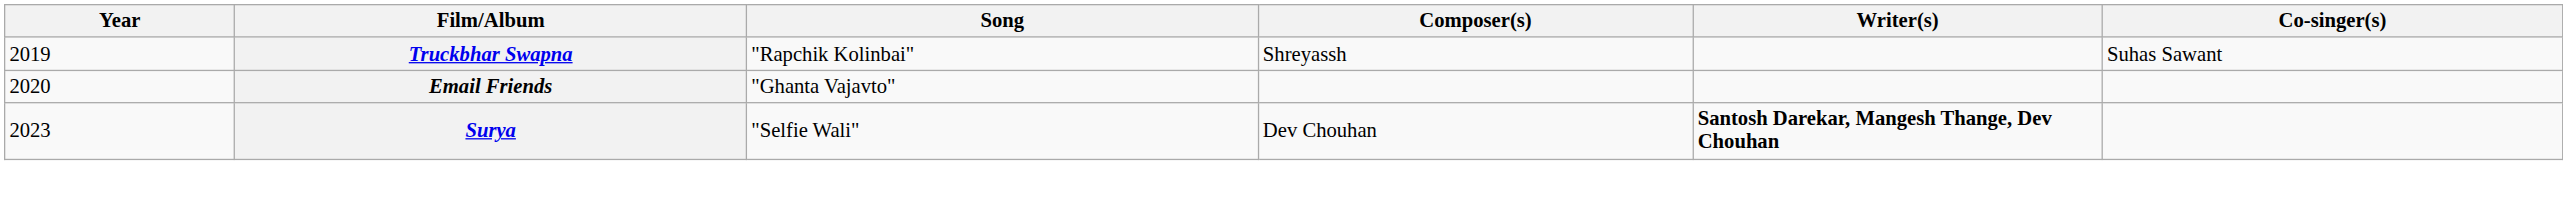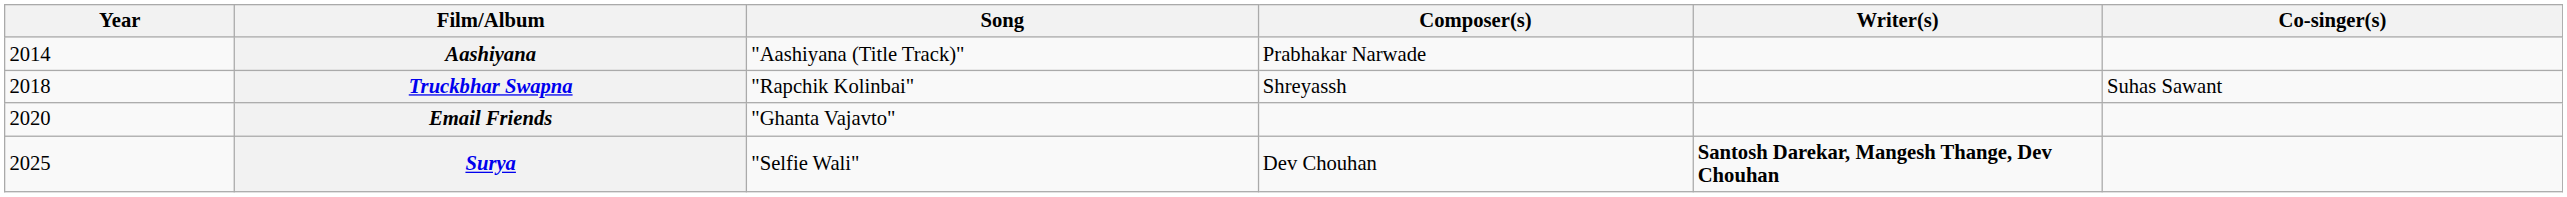+ row: (491, 53)
(30, 53) 2019 -> (30, 86) 2018
(30, 130) 2023 -> (30, 163) 2025
